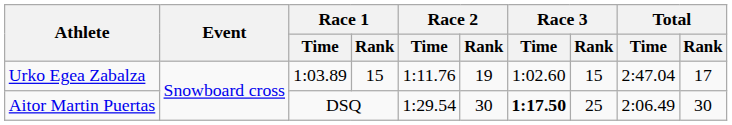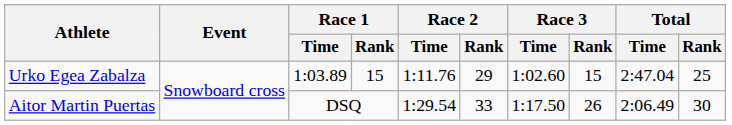(484, 76) 19 -> (484, 76) 29
(703, 76) 17 -> (702, 76) 25
(484, 105) 30 -> (484, 105) 33
(539, 105) bold -> (538, 105) normal
(594, 105) 25 -> (593, 105) 26
